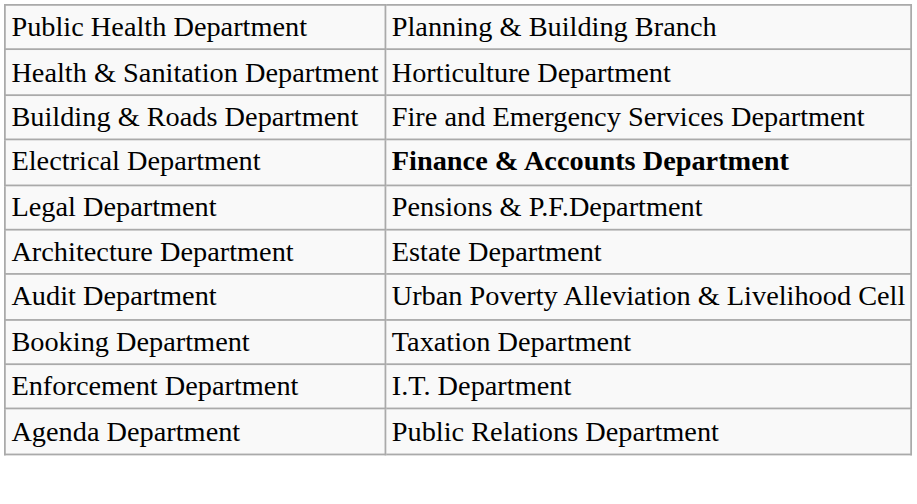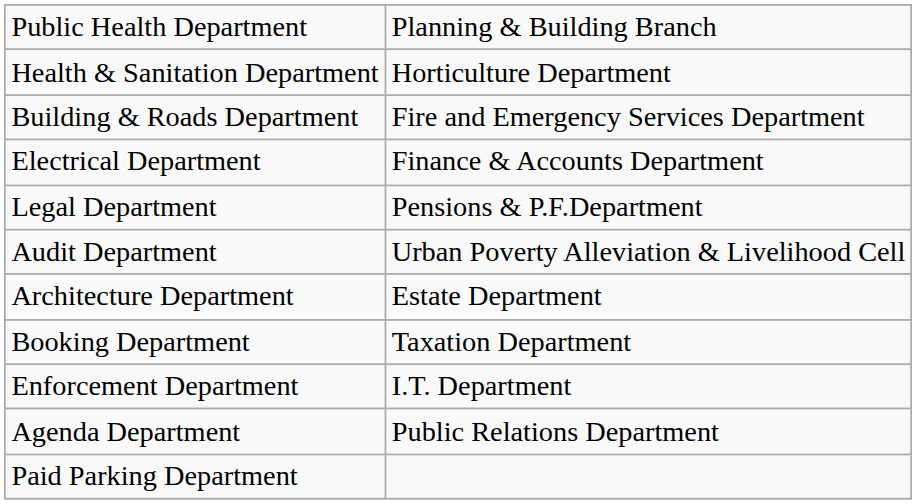(590, 161) bold -> (578, 161) normal
rows swapped: (114, 296) <-> (153, 251)
+ row: (155, 476)
